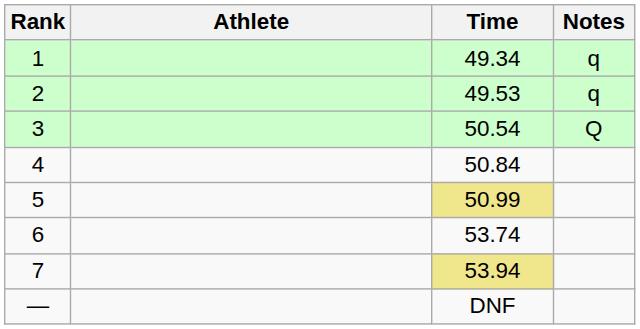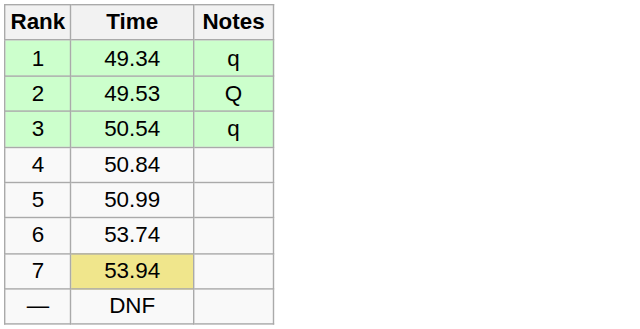- column: (251, 22)
(594, 93) q -> (234, 93) Q
(594, 128) Q -> (234, 128) q
(493, 199) khaki background -> (132, 199) no background
